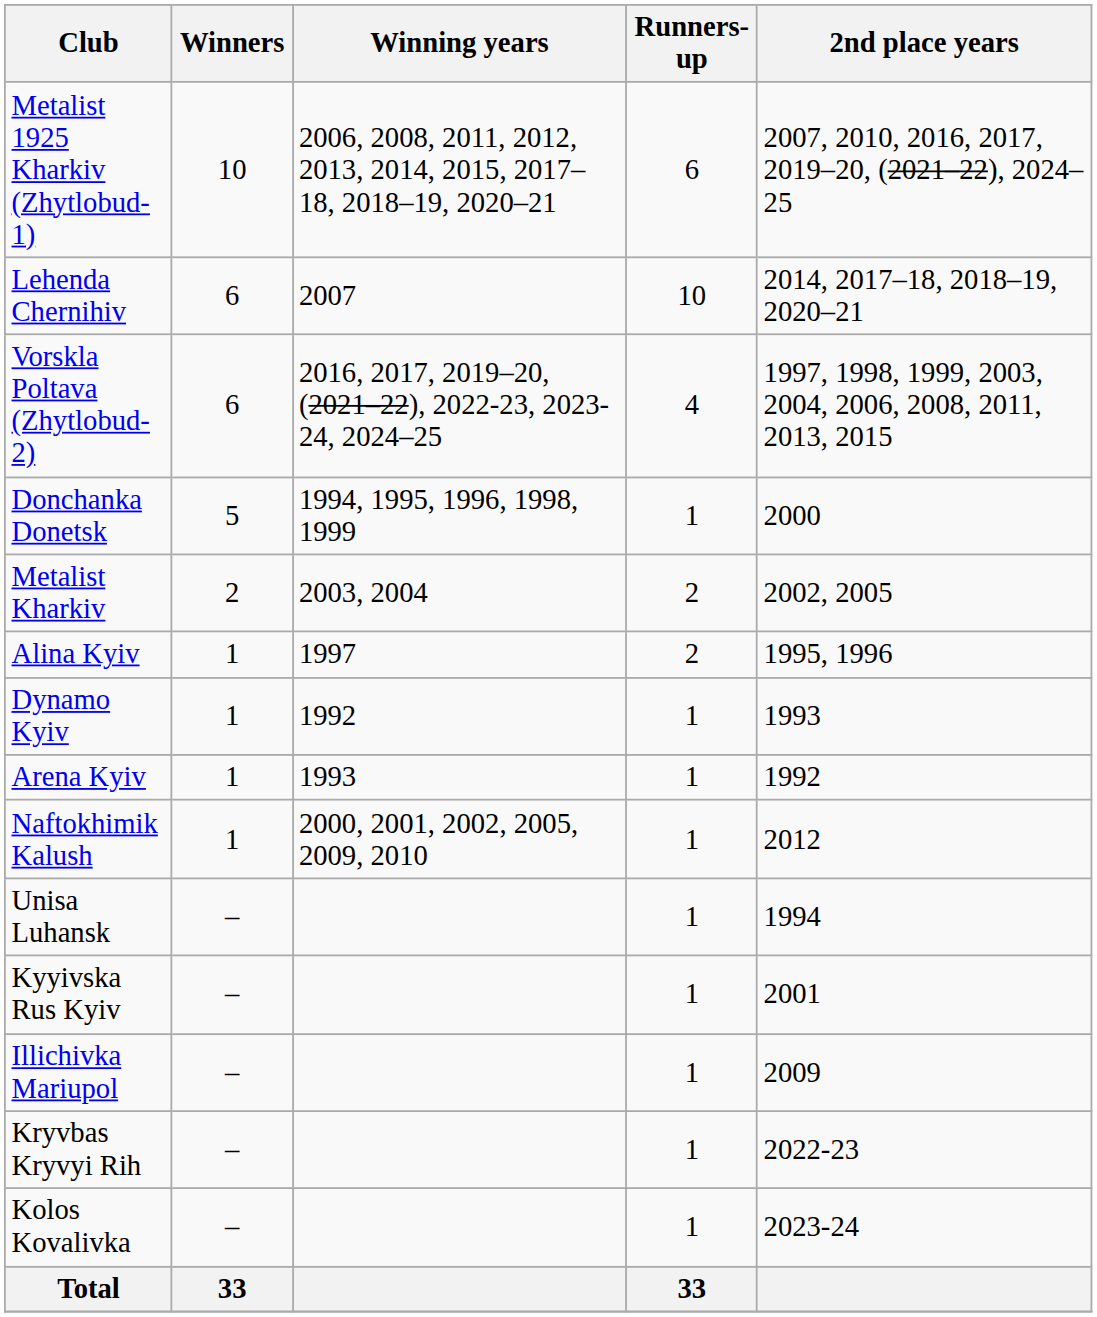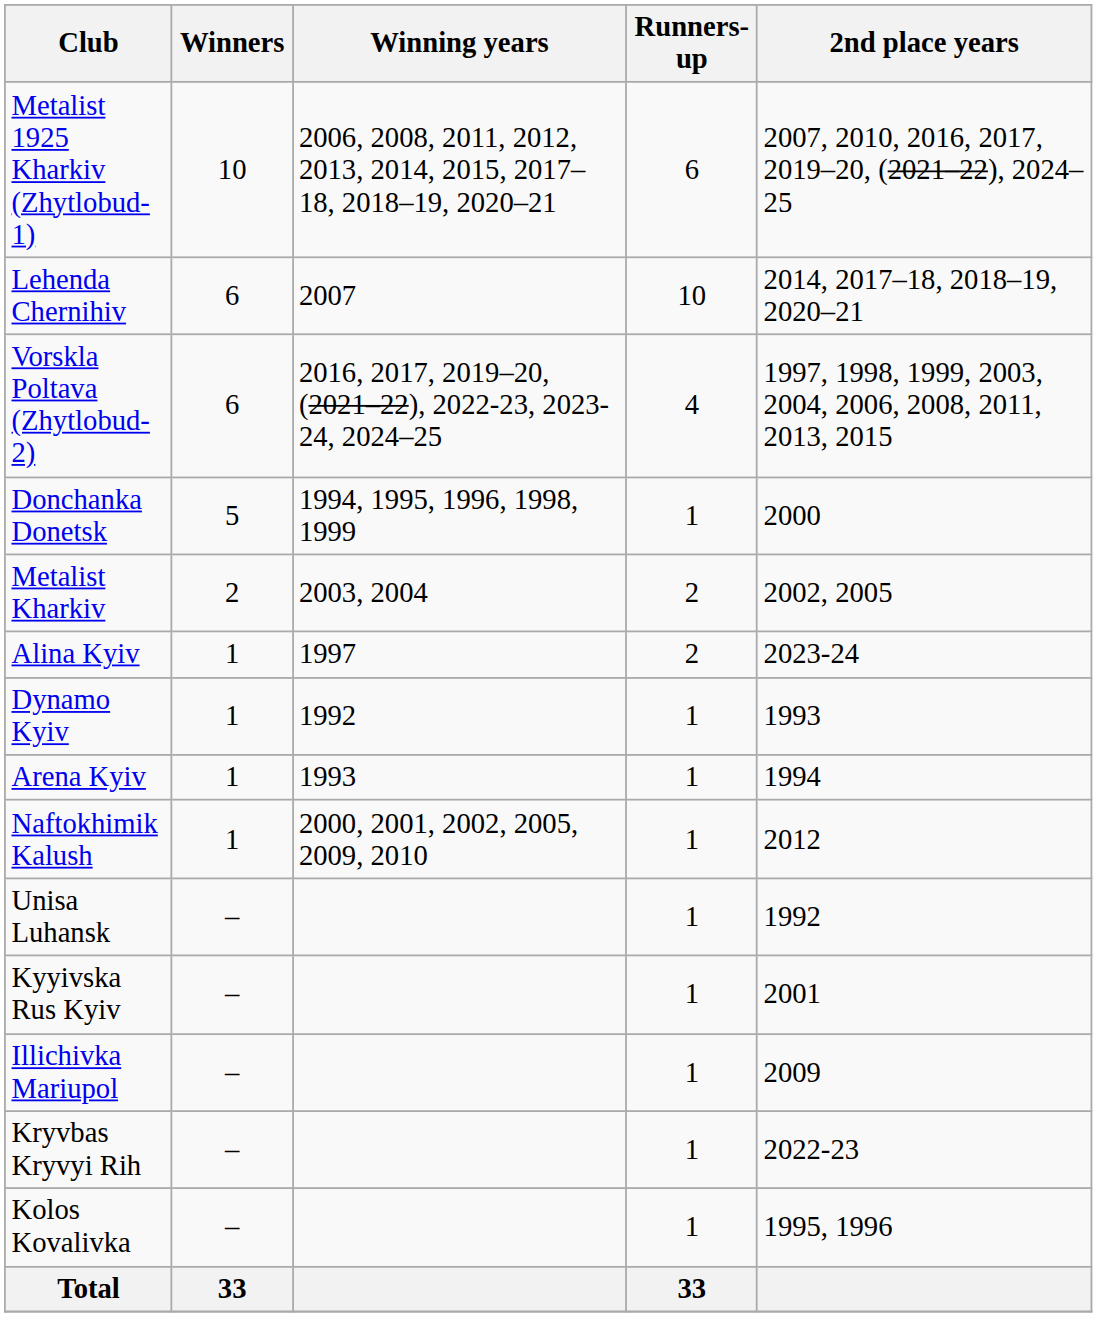(828, 654) 1995, 1996 -> (811, 654) 2023-24
(792, 777) 1992 -> (792, 777) 1994
(792, 916) 1994 -> (792, 916) 1992
(811, 1226) 2023-24 -> (828, 1226) 1995, 1996
